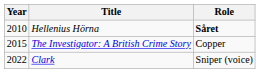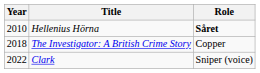(17, 44) 2015 -> (17, 44) 2018
